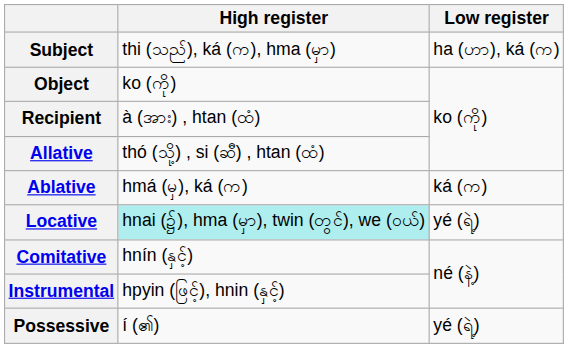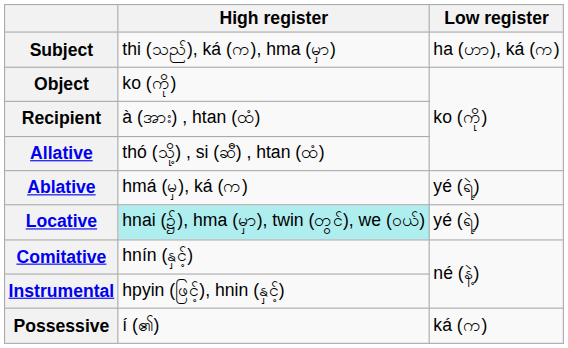(460, 186) ká (က) -> (456, 186) yé (ရဲ့)
(456, 324) yé (ရဲ့) -> (460, 324) ká (က)
